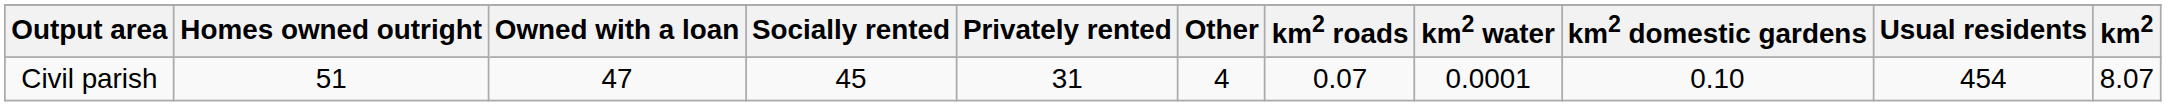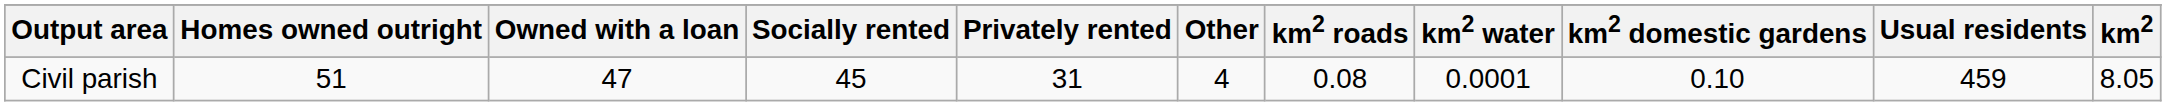(1340, 78) 0.07 -> (1340, 78) 0.08
(1983, 78) 454 -> (1983, 78) 459
(2127, 78) 8.07 -> (2127, 78) 8.05
